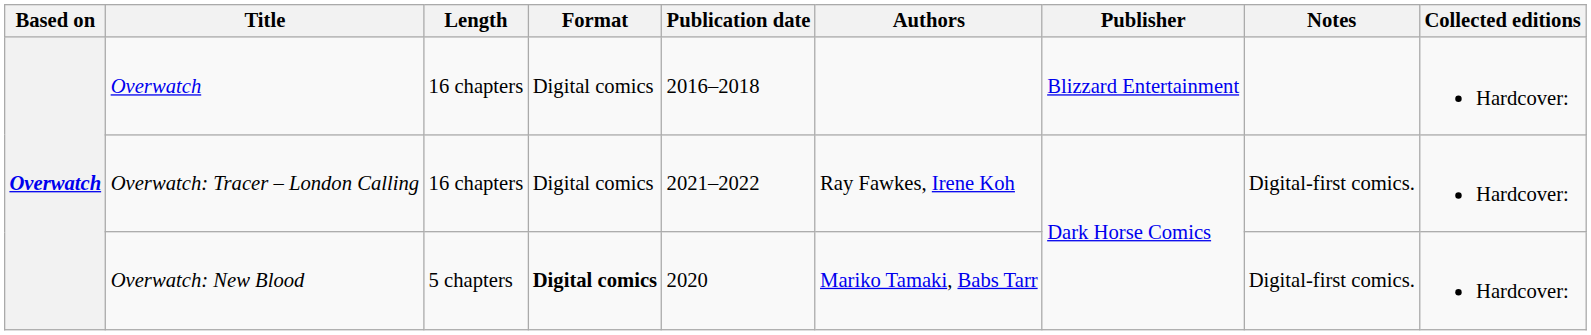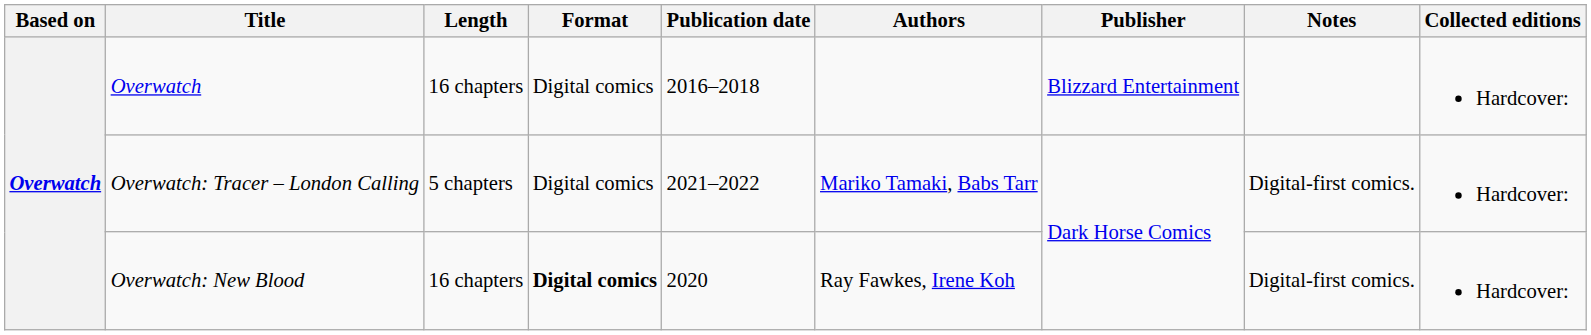(476, 183) 16 chapters -> (471, 183) 5 chapters
(917, 183) Ray Fawkes, Irene Koh -> (929, 183) Mariko Tamaki, Babs Tarr
(471, 280) 5 chapters -> (476, 280) 16 chapters
(929, 280) Mariko Tamaki, Babs Tarr -> (917, 280) Ray Fawkes, Irene Koh
